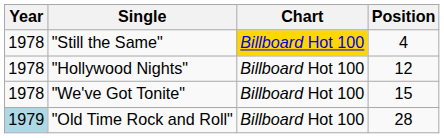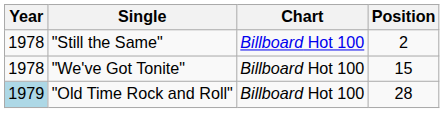(302, 42) gold background -> (302, 42) no background
(404, 42) 4 -> (404, 42) 2
- row: (120, 68)
